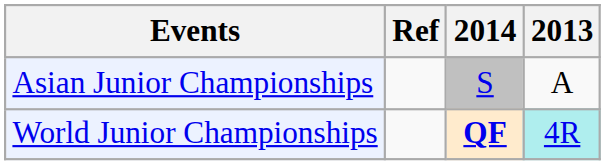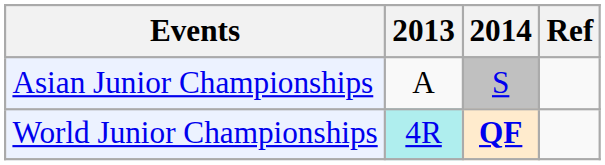columns swapped: (562, 30) <-> (416, 30)
